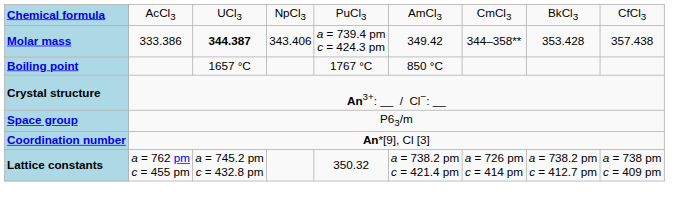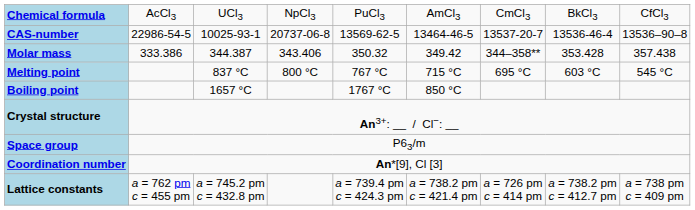+ row: (43, 34)
(230, 41) bold -> (231, 53) normal
(351, 41) a = 739.4 pm c = 424.3 pm -> (370, 53) 350.32
+ row: (43, 71)
(351, 165) 350.32 -> (370, 189) a = 739.4 pm c = 424.3 pm
